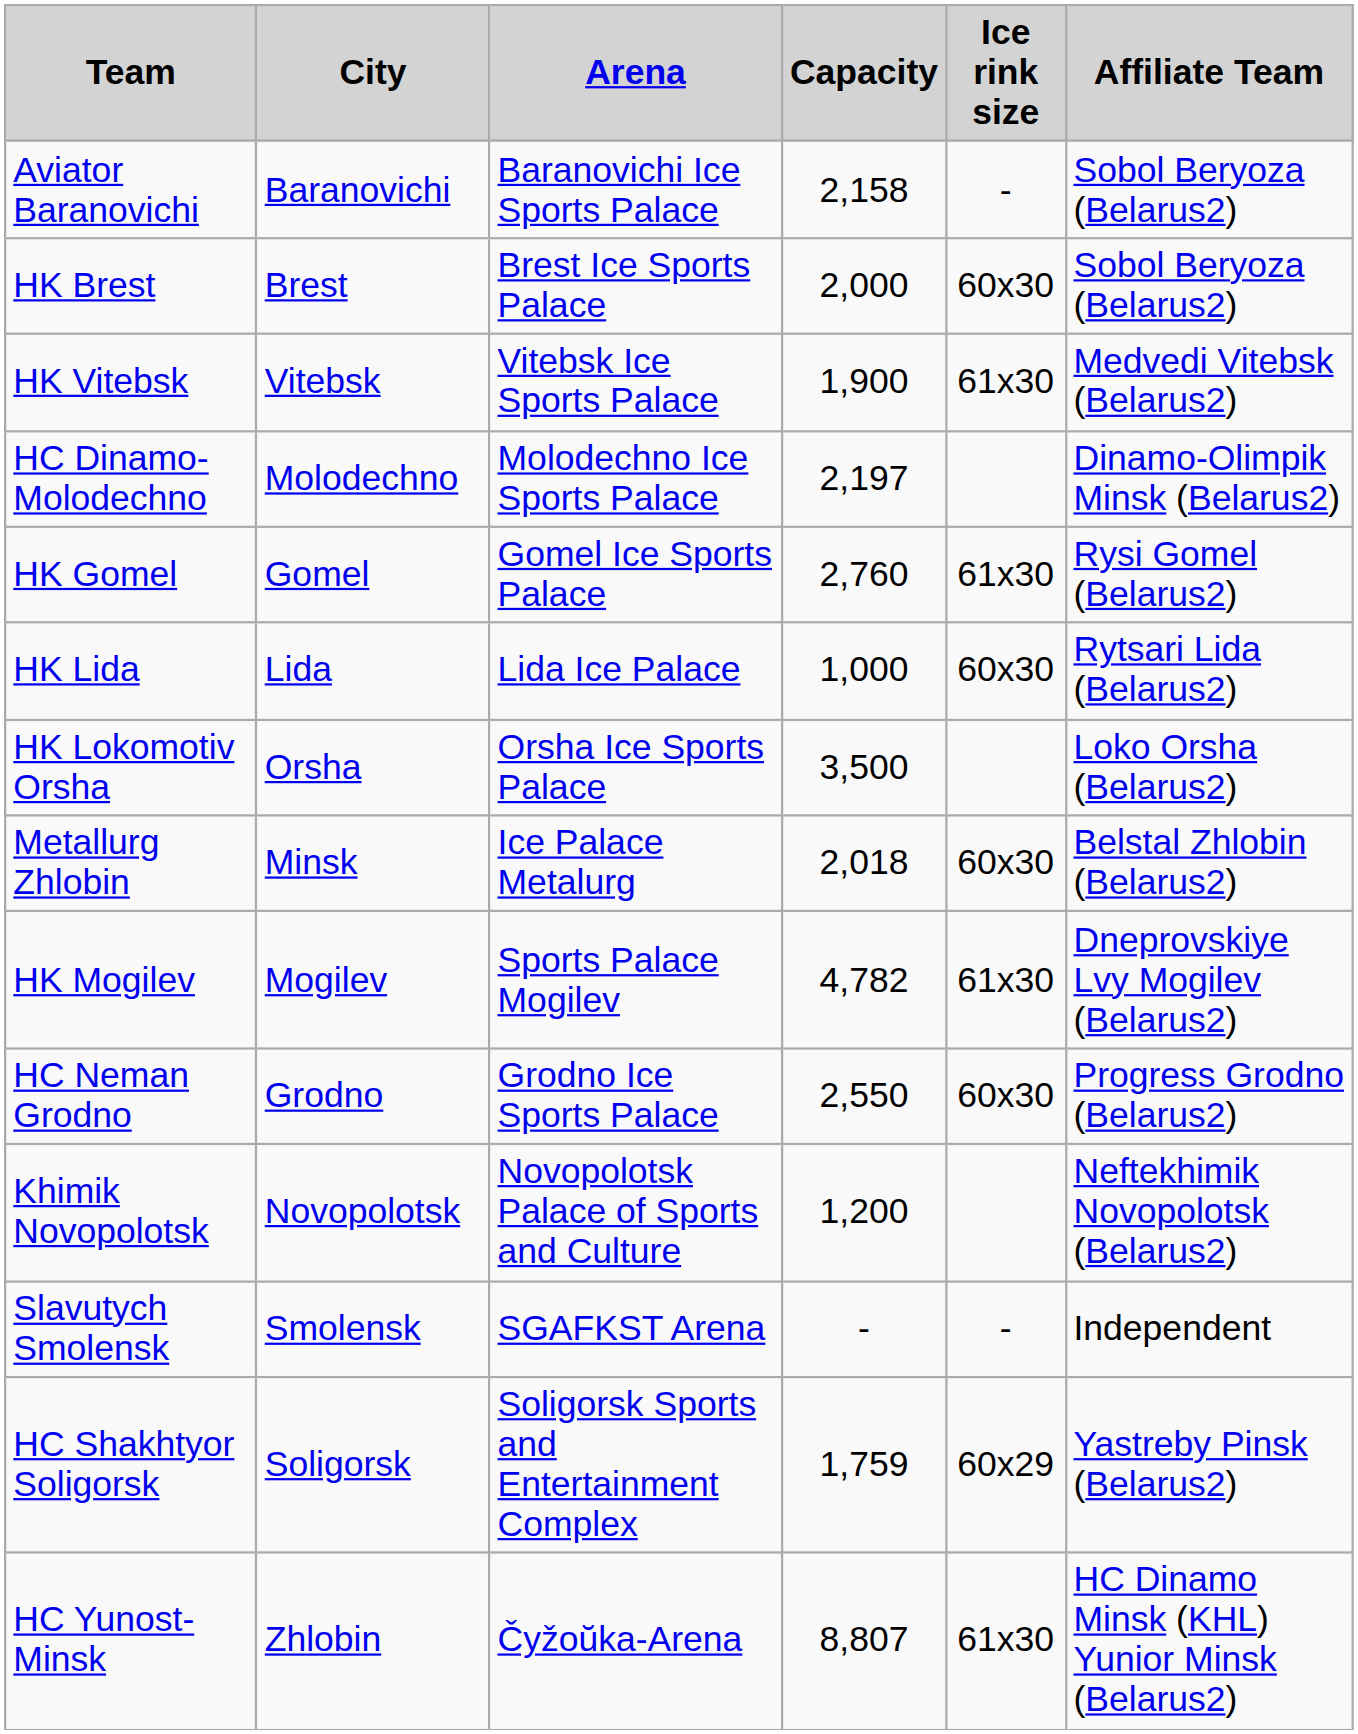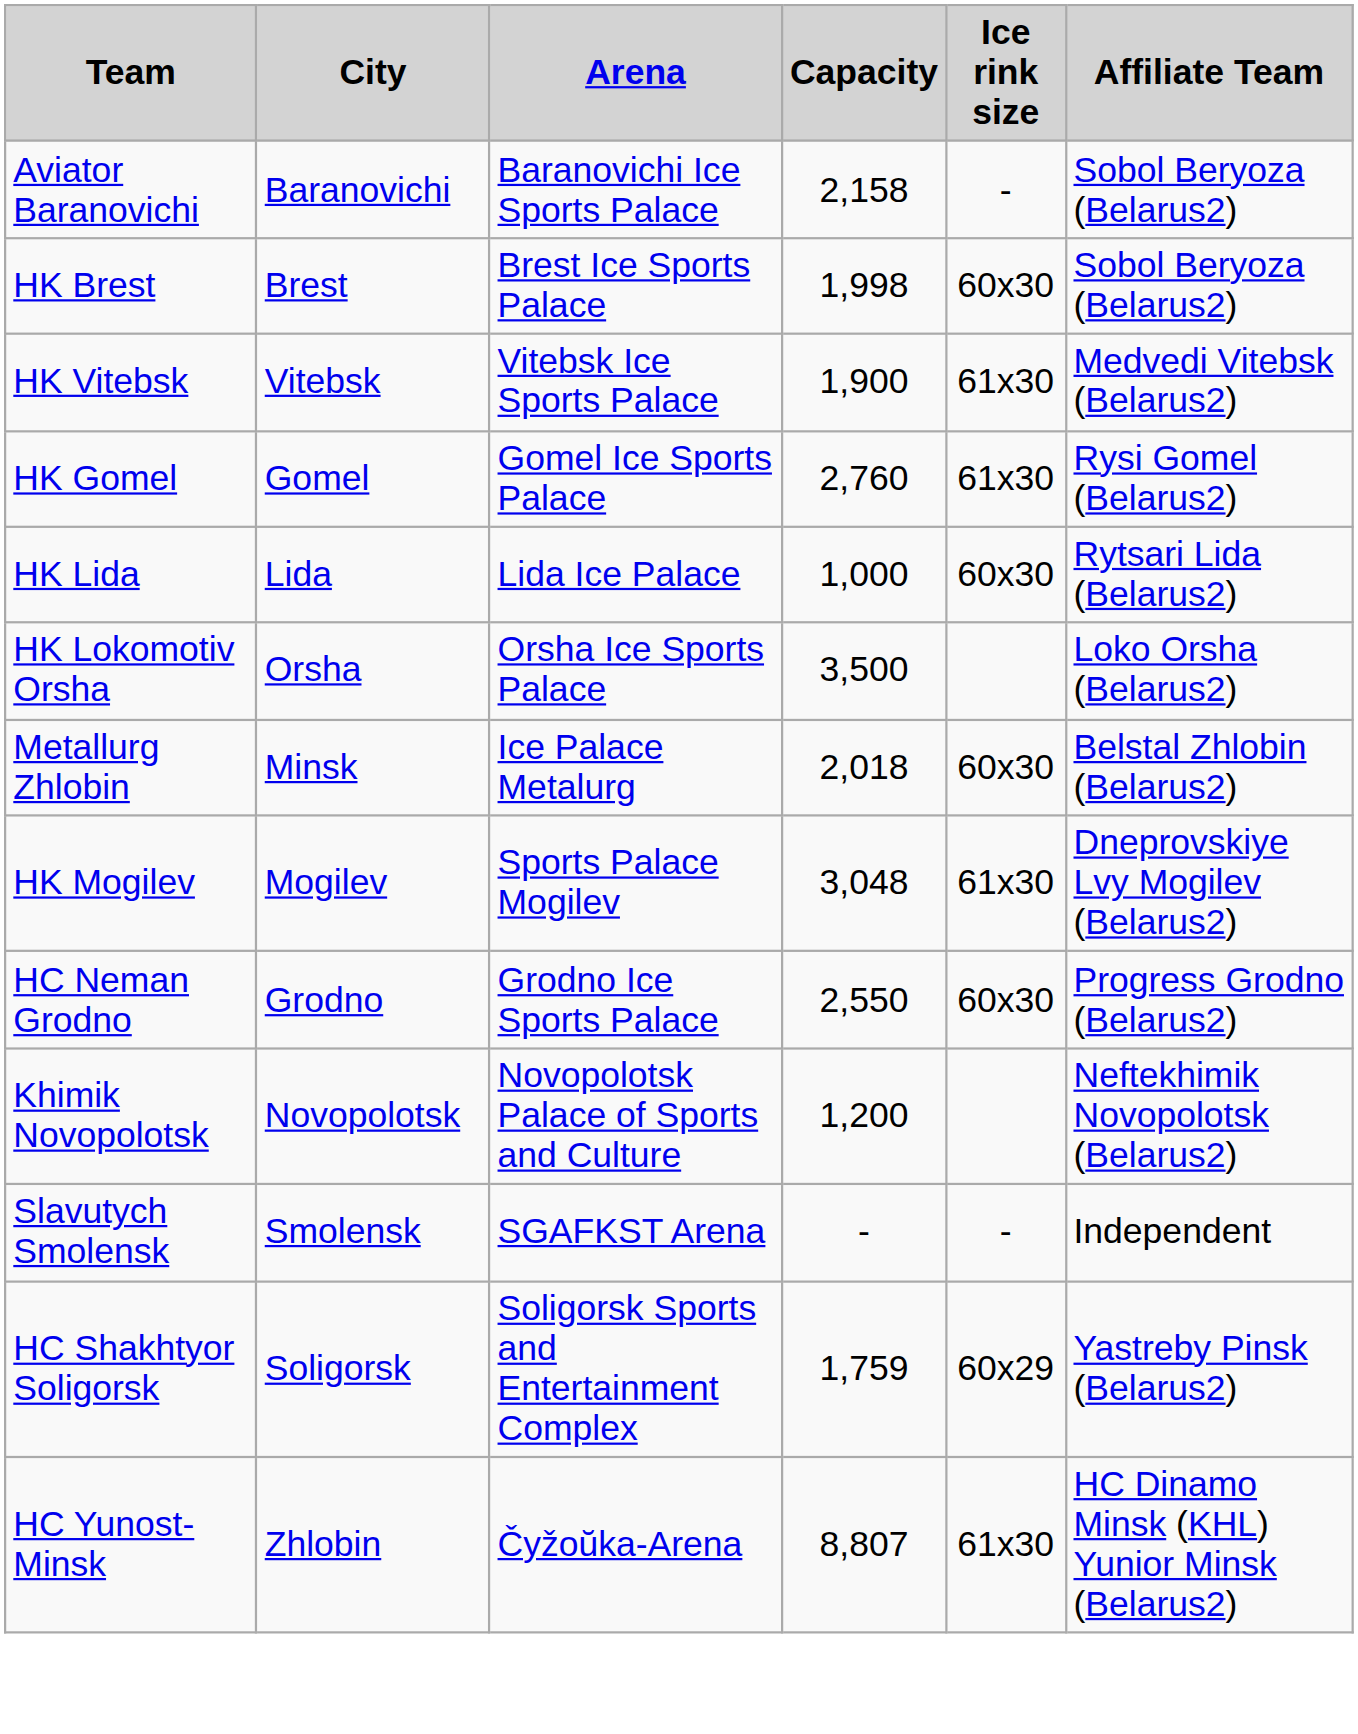(864, 285) 2,000 -> (864, 285) 1,998
- row: (111, 477)
(864, 979) 4,782 -> (864, 882) 3,048
